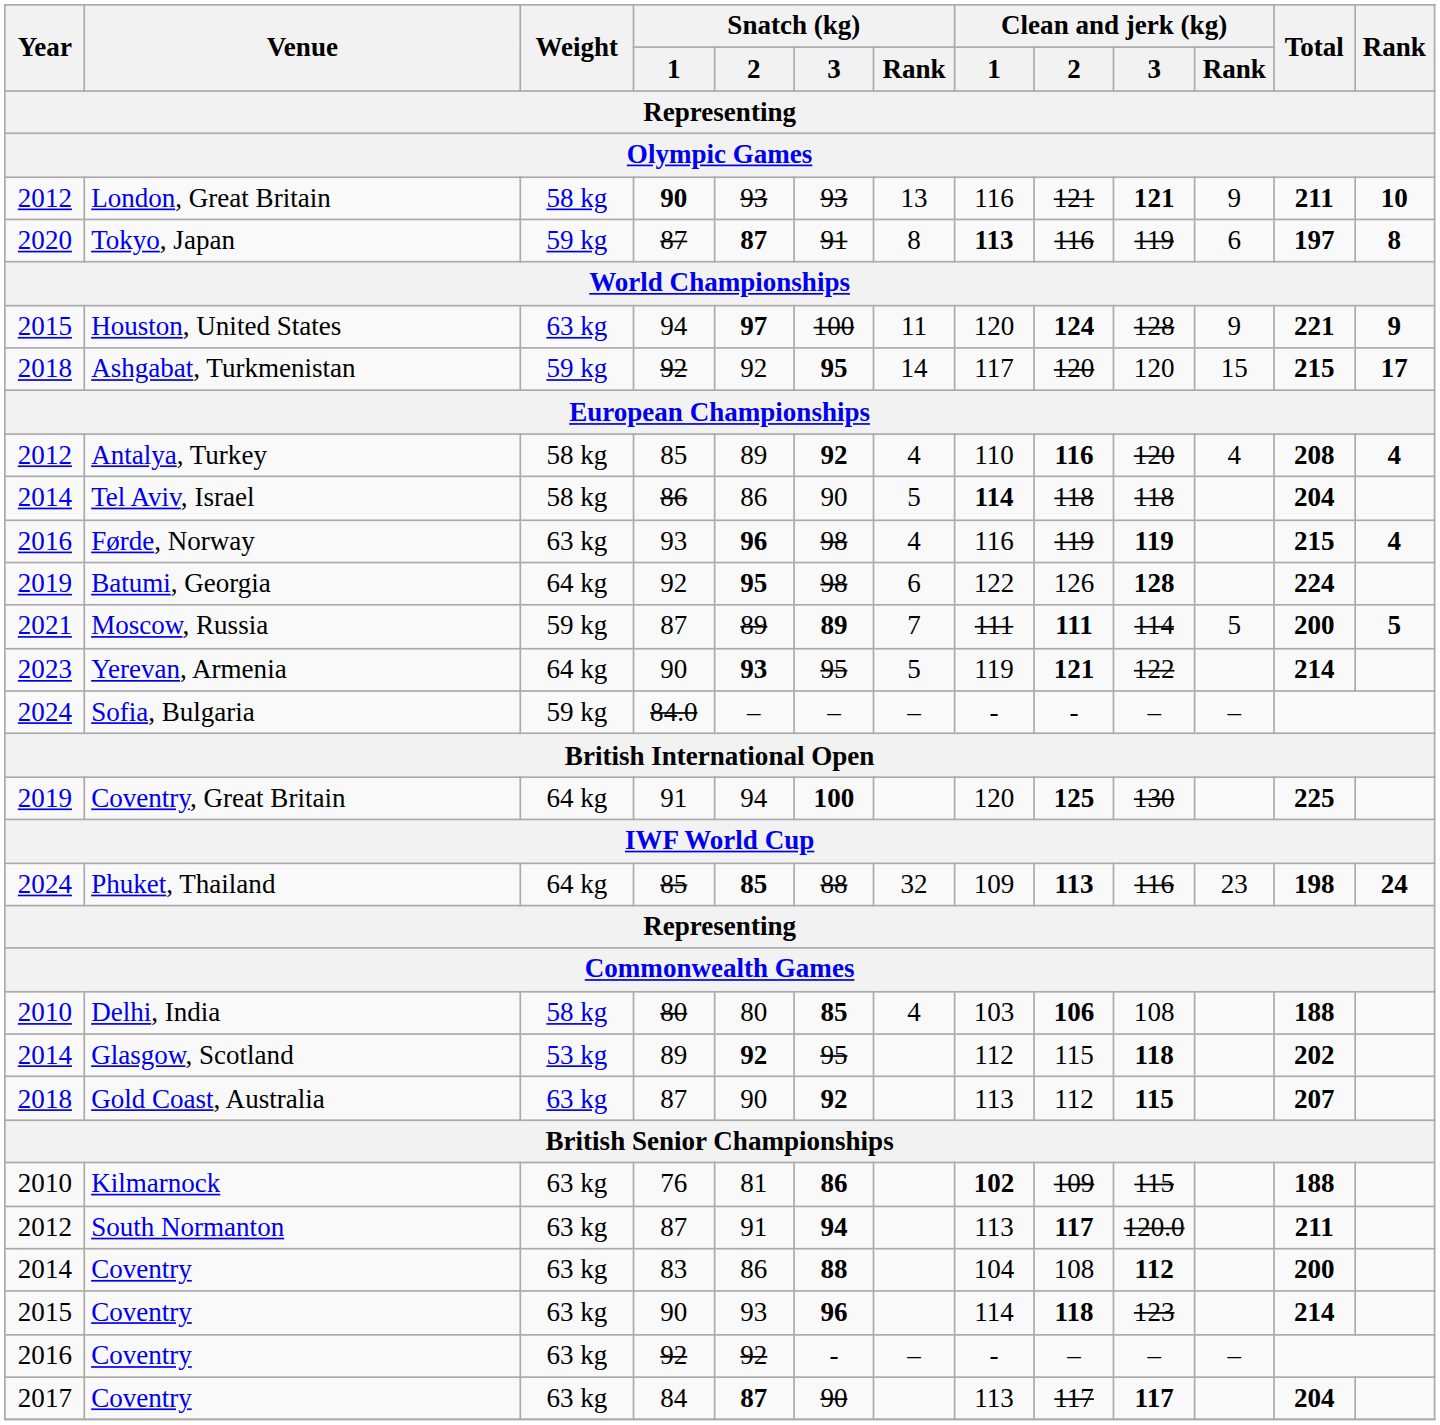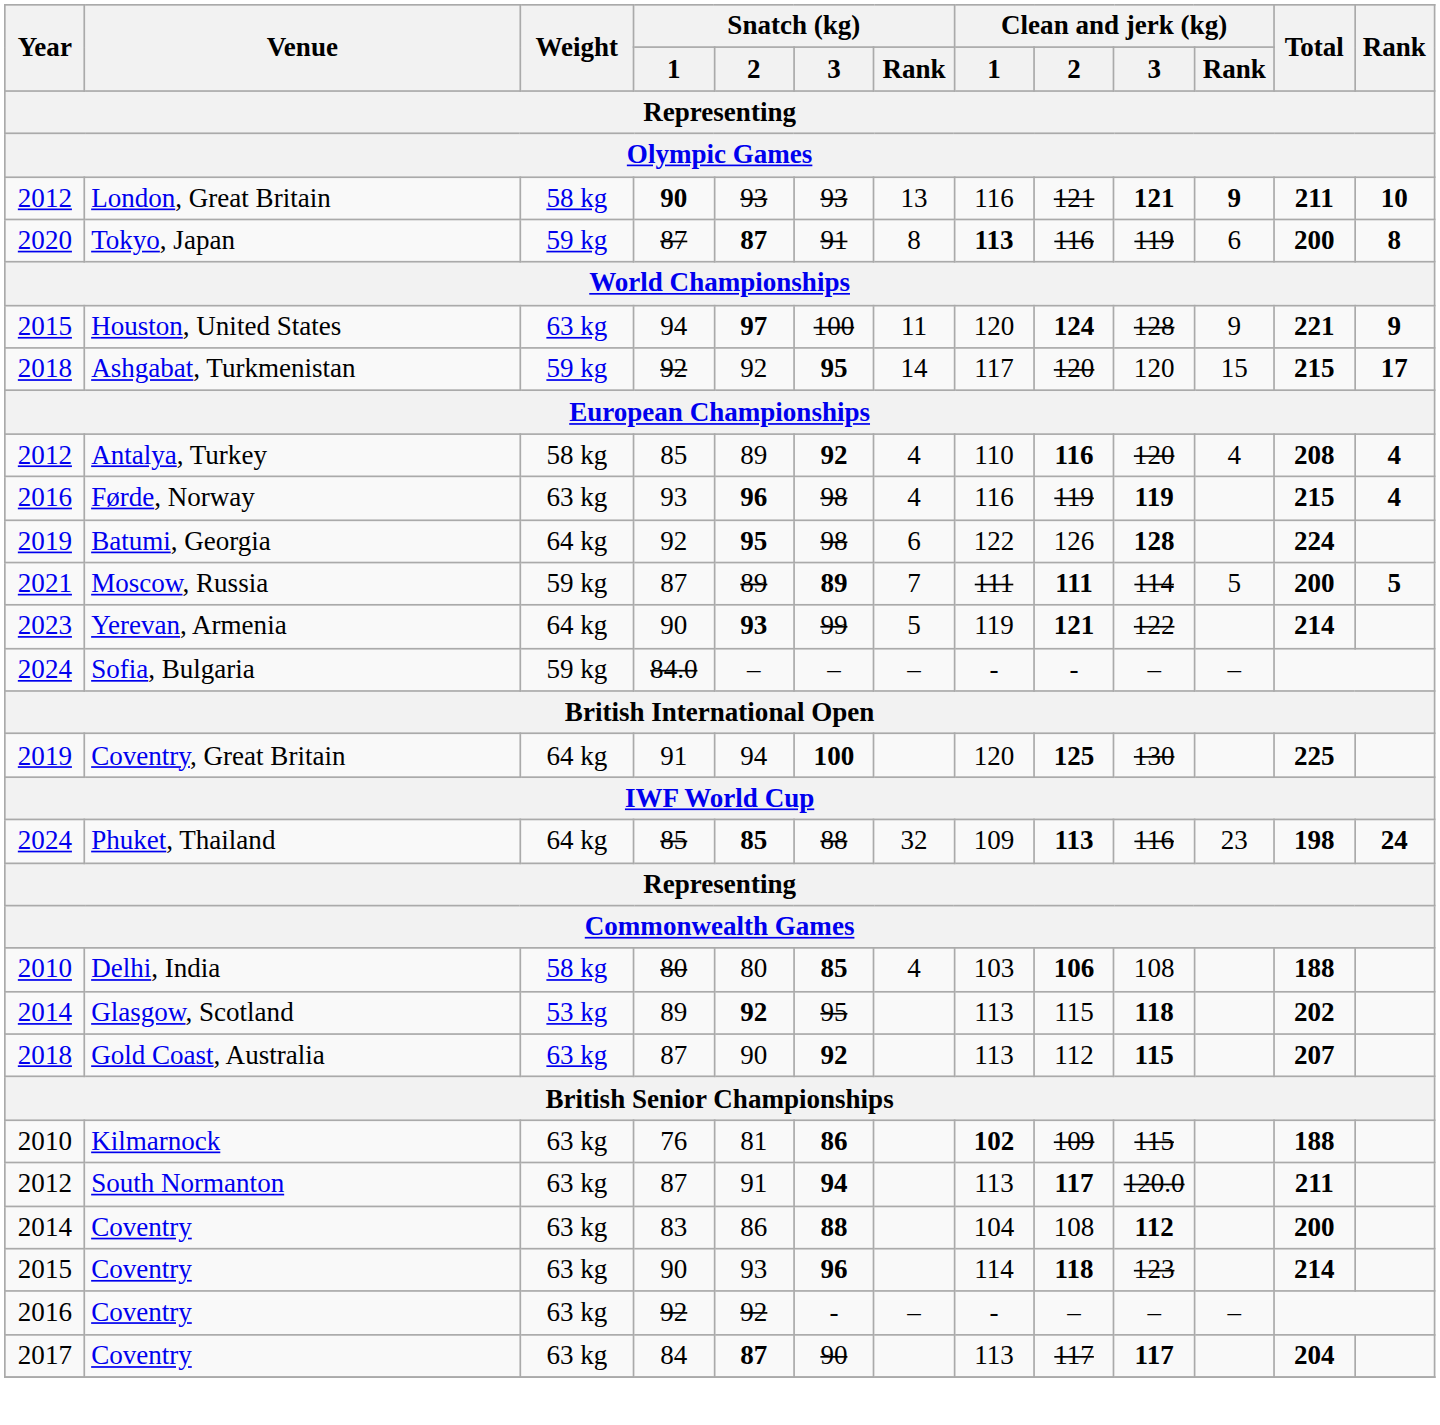(1234, 197) normal -> (1234, 197) bold
(1314, 240) 197 -> (1314, 240) 200
- row: (173, 497)
(834, 669) 95 -> (834, 626) 99
(994, 1055) 112 -> (994, 1012) 113
